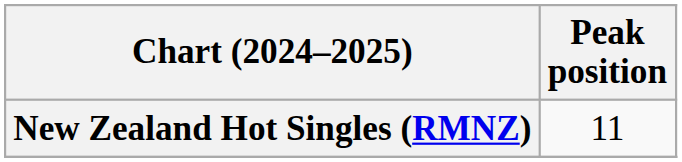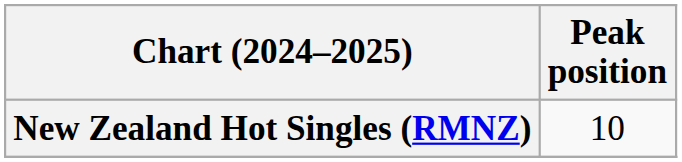(607, 127) 11 -> (607, 127) 10
